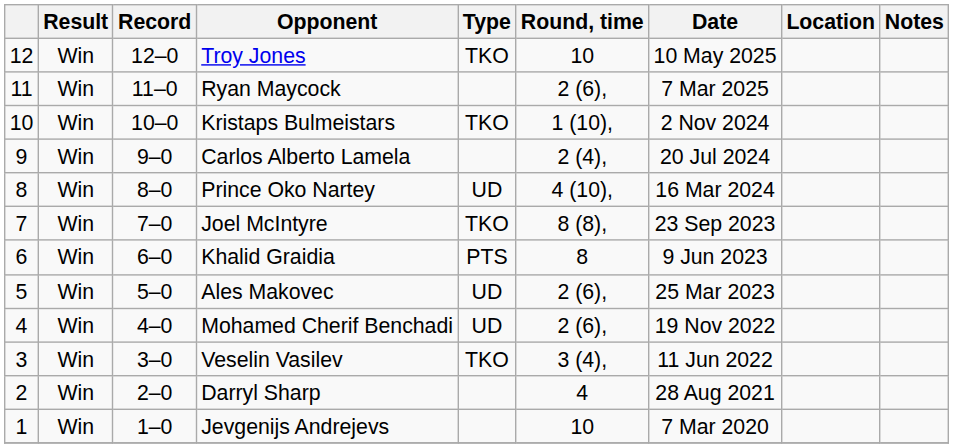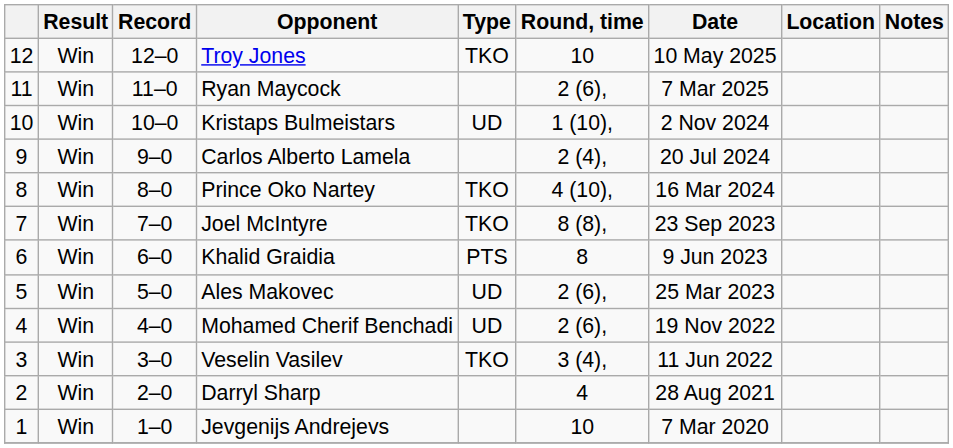(487, 123) TKO -> (487, 123) UD
(487, 190) UD -> (487, 190) TKO
